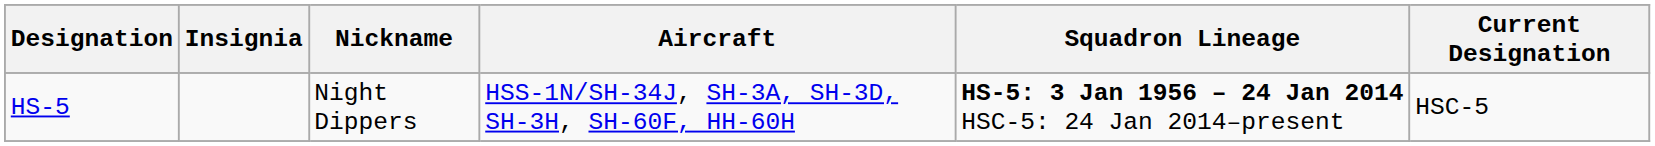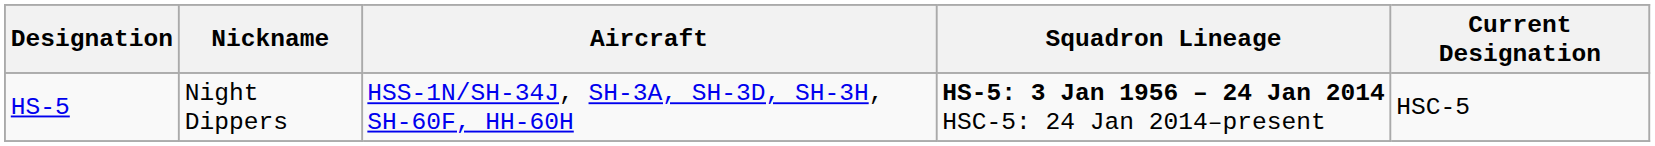- column: (244, 39)
